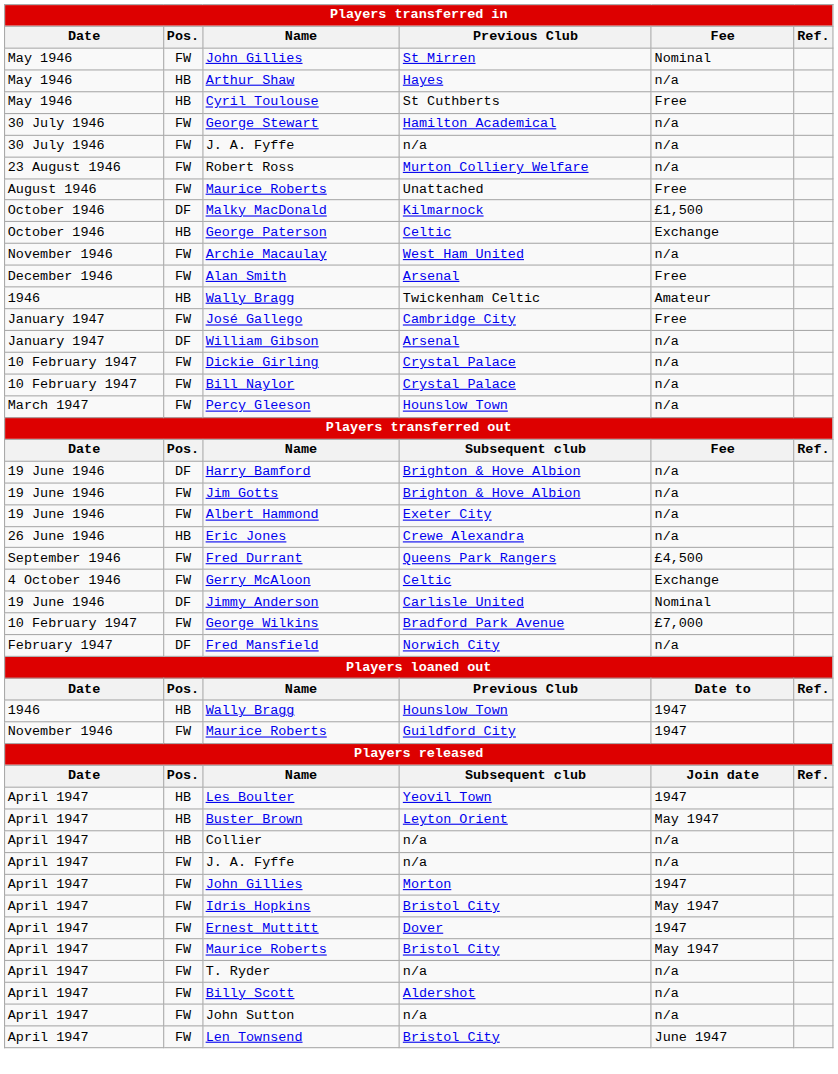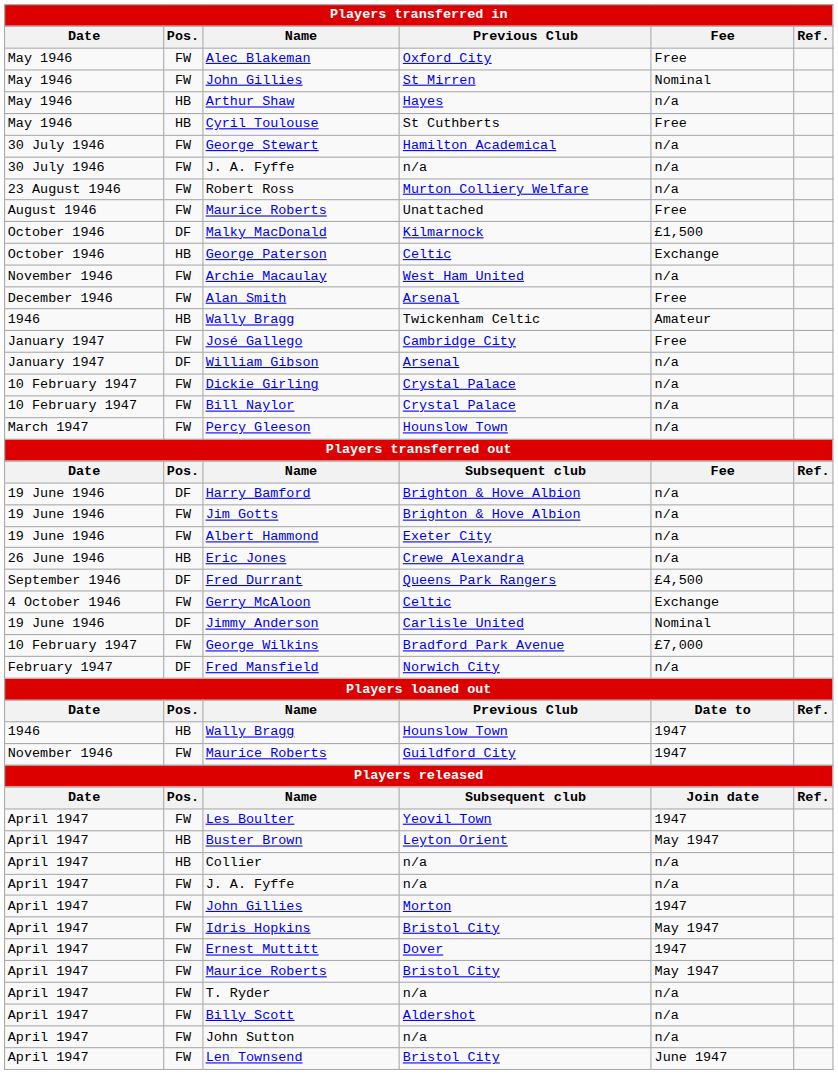+ row: (258, 59)
(183, 559) FW -> (183, 581) DF
(183, 798) HB -> (183, 820) FW
